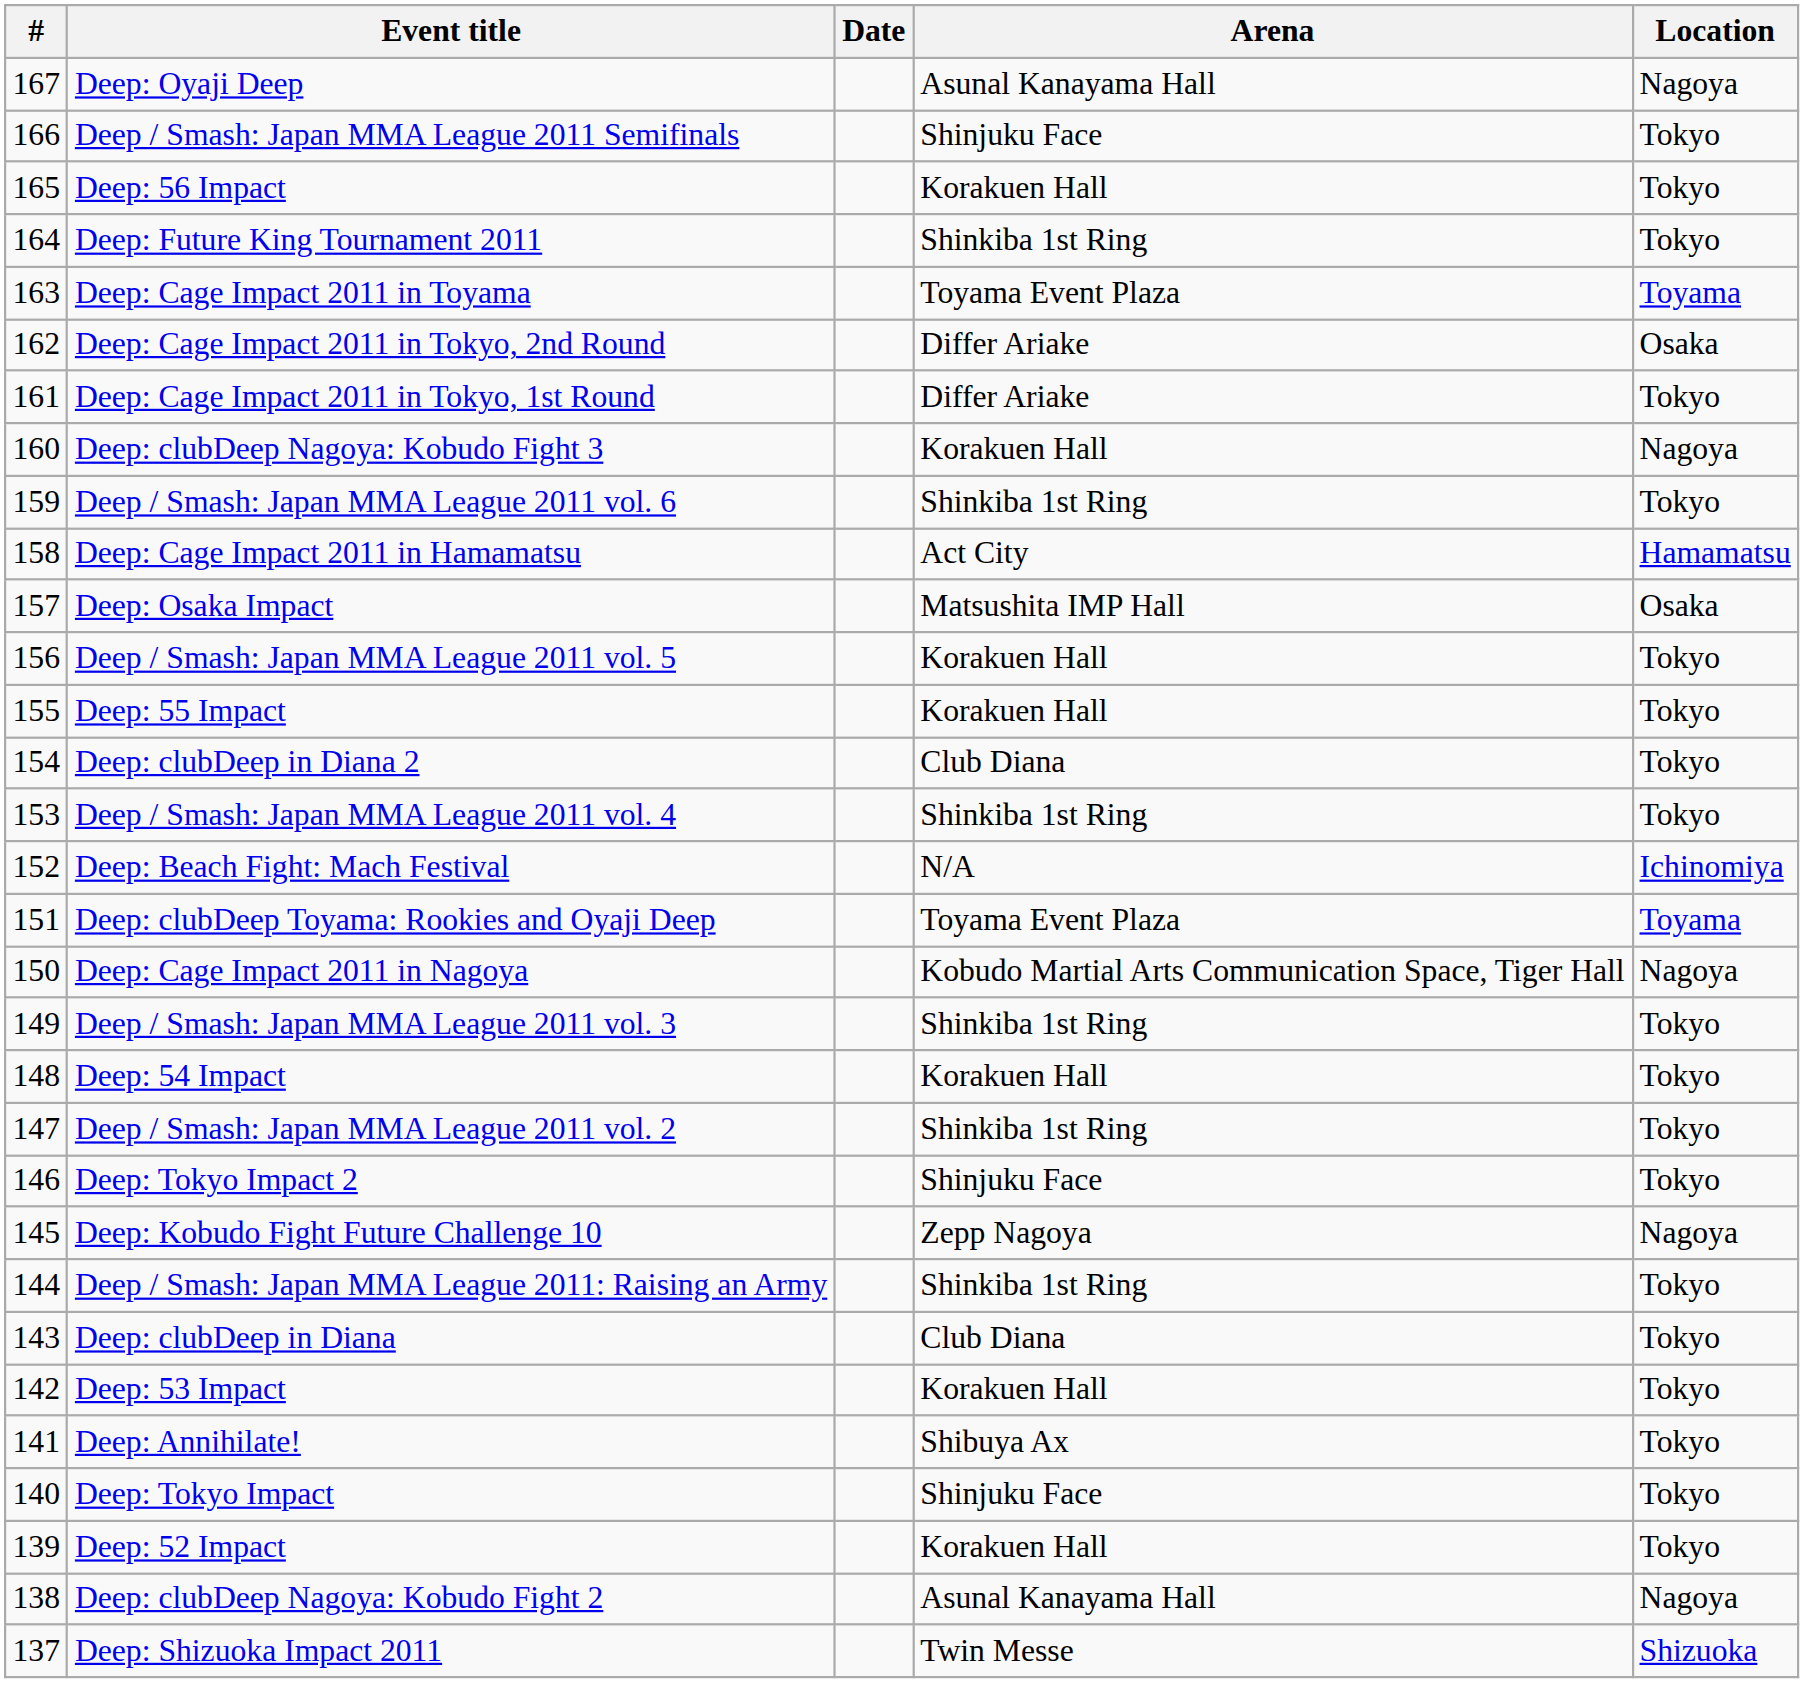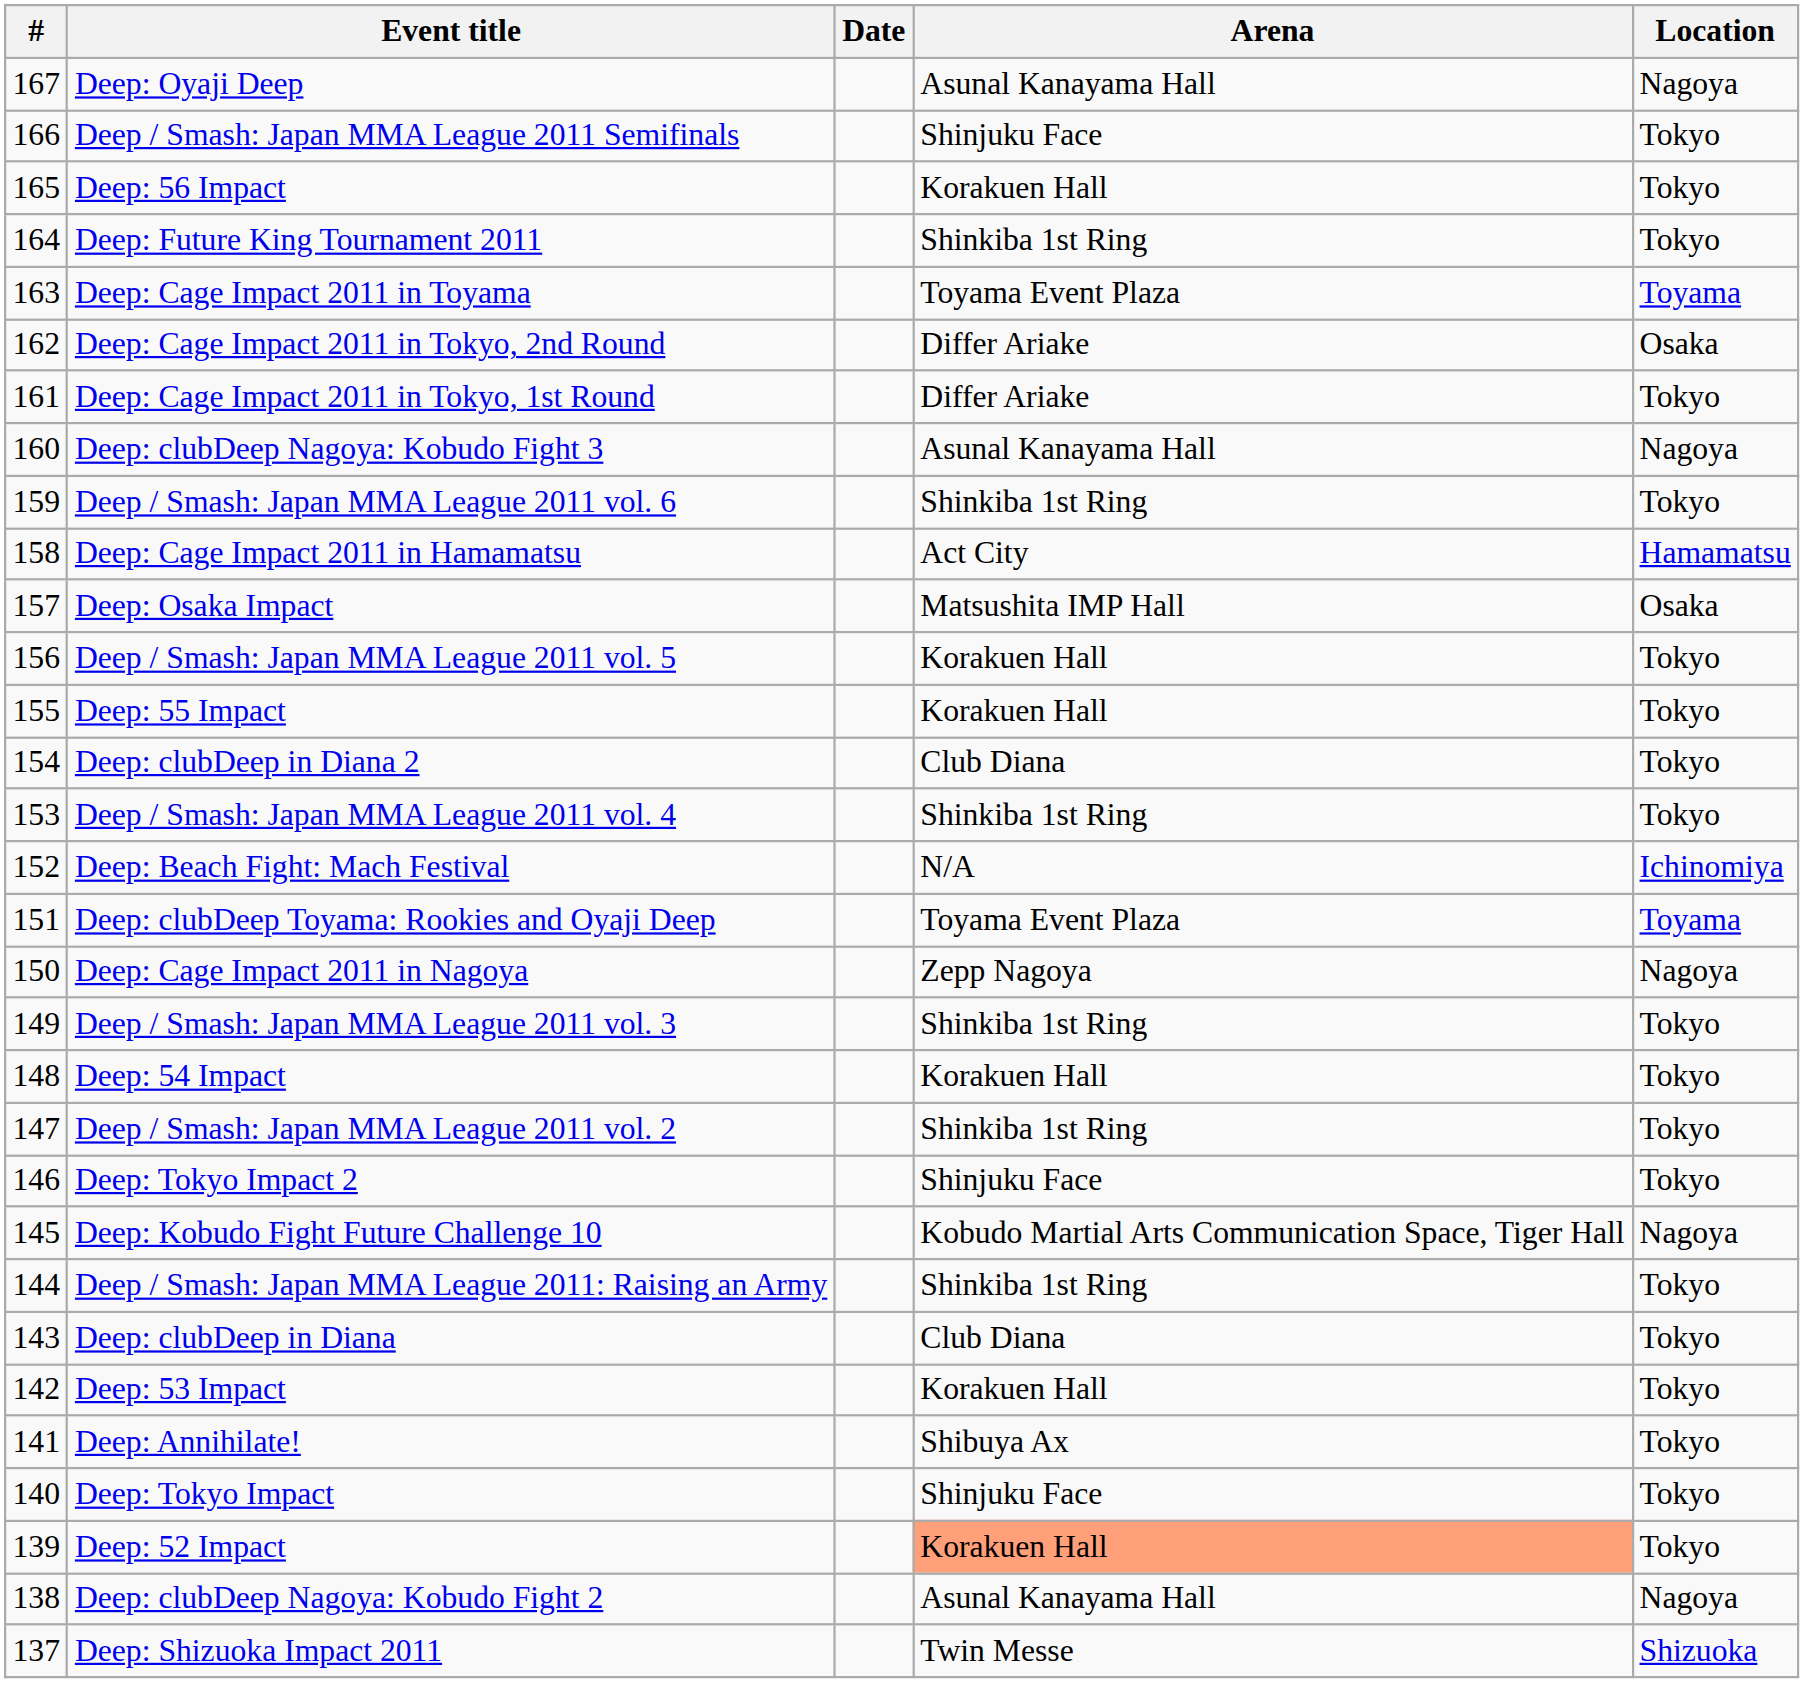(1014, 449) Korakuen Hall -> (1068, 449) Asunal Kanayama Hall
(1272, 971) Kobudo Martial Arts Communication Space, Tiger Hall -> (1006, 971) Zepp Nagoya
(1006, 1232) Zepp Nagoya -> (1272, 1232) Kobudo Martial Arts Communication Space, Tiger Hall
(1014, 1546) no background -> (1014, 1546) lightsalmon background
